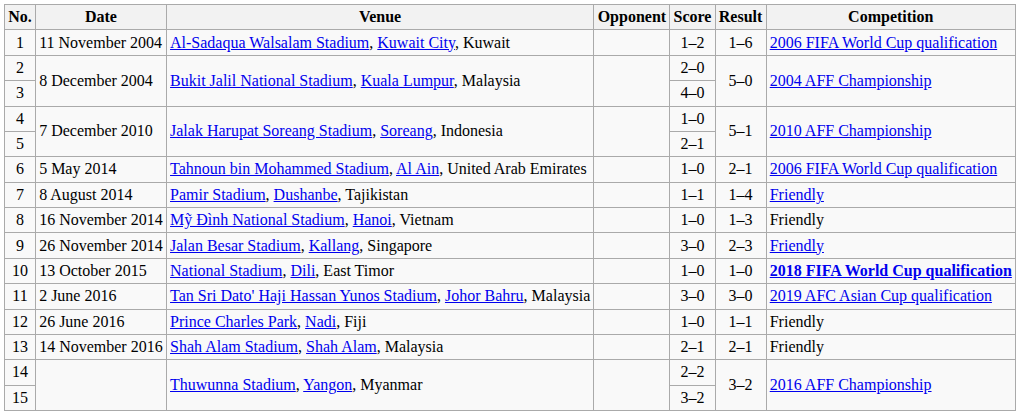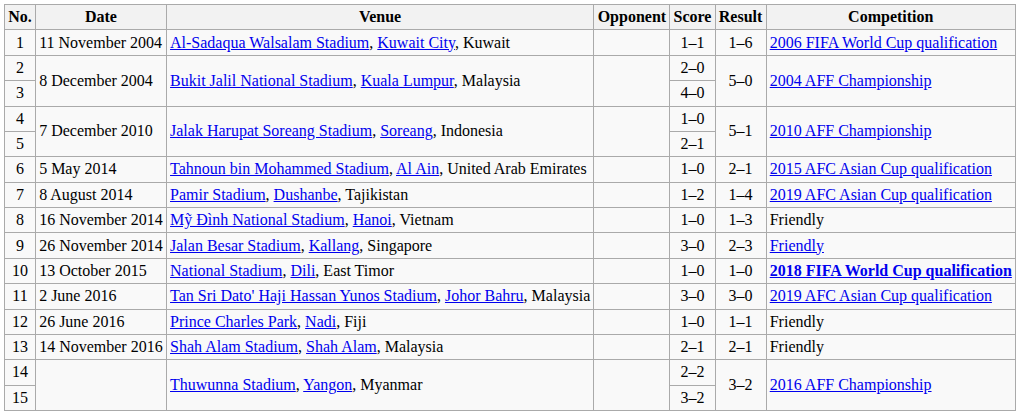(692, 42) 1–2 -> (692, 42) 1–1
(883, 169) 2006 FIFA World Cup qualification -> (881, 169) 2015 AFC Asian Cup qualification
(692, 194) 1–1 -> (692, 194) 1–2
(797, 194) Friendly -> (881, 194) 2019 AFC Asian Cup qualification
